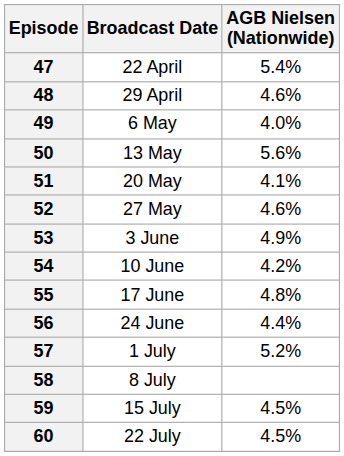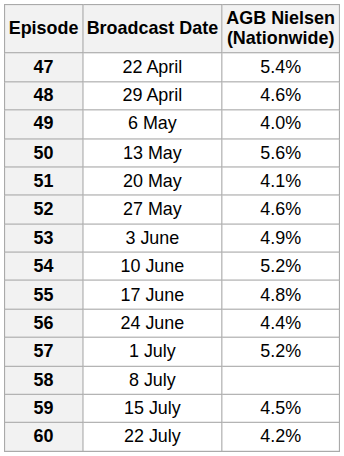(281, 266) 4.2% -> (281, 266) 5.2%
(281, 436) 4.5% -> (281, 436) 4.2%
